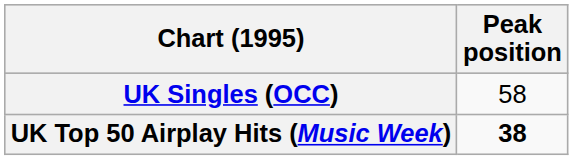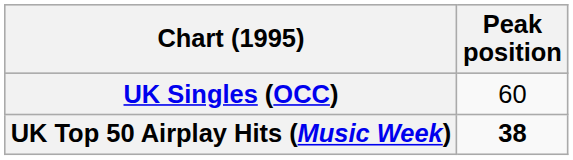(512, 93) 58 -> (512, 93) 60
